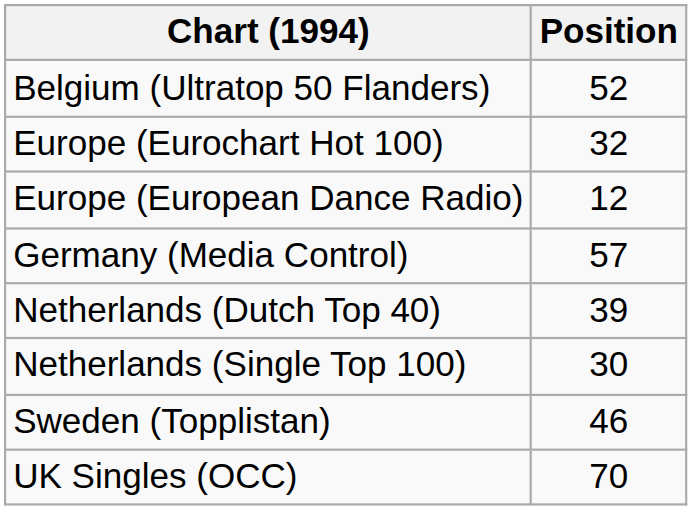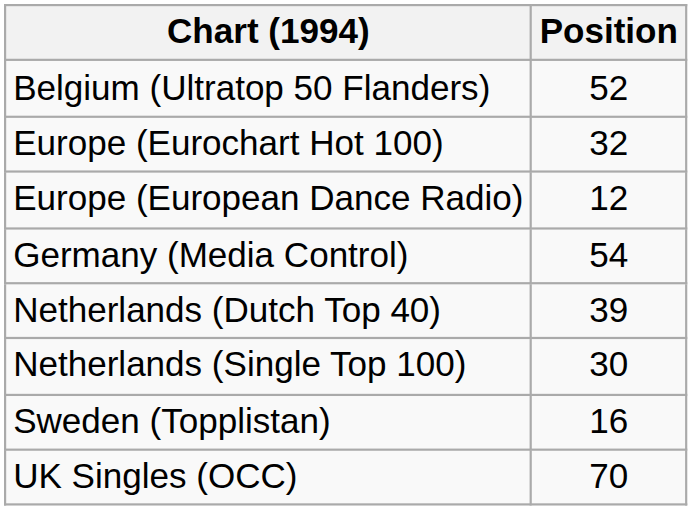(609, 254) 57 -> (609, 254) 54
(609, 421) 46 -> (609, 421) 16
